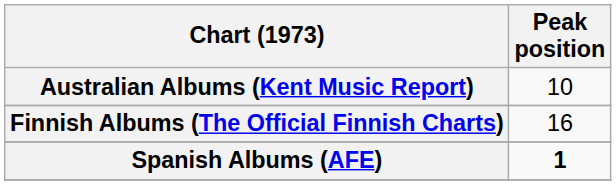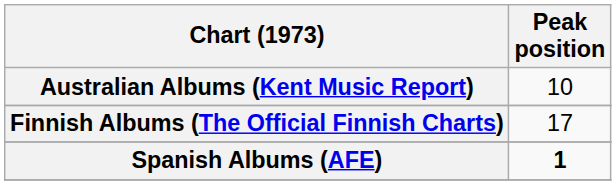(560, 123) 16 -> (560, 123) 17
